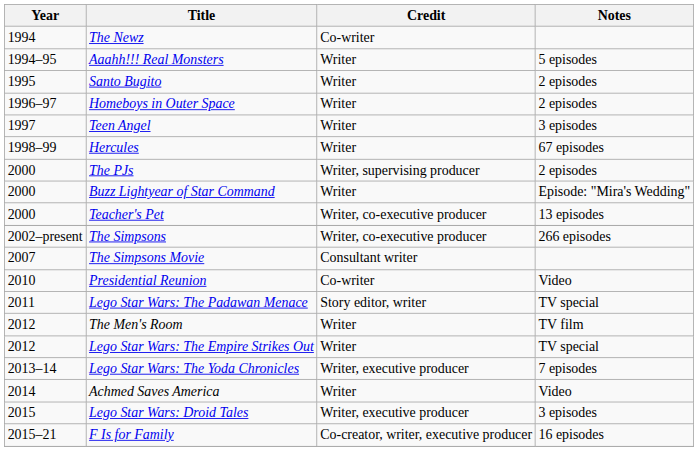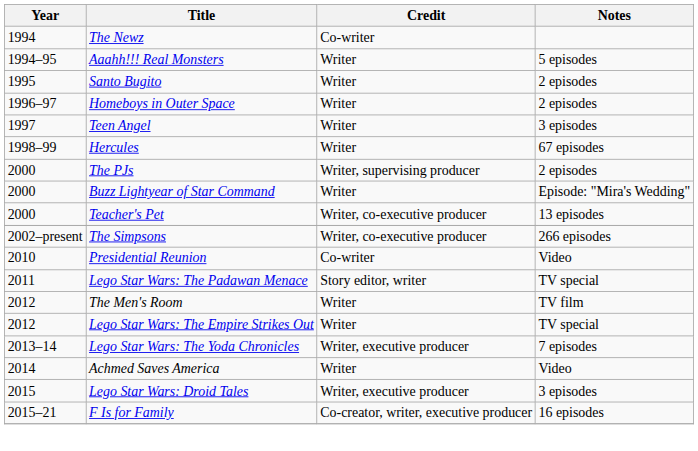- row: (147, 258)
